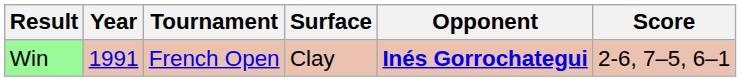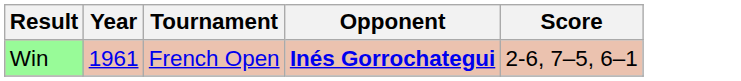- column: (331, 22)
(114, 57) 1991 -> (114, 57) 1961
